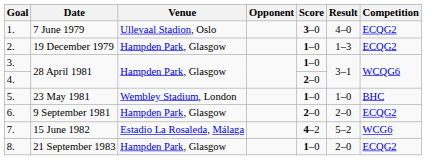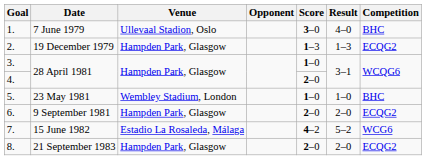(380, 29) ECQG2 -> (373, 29) BHC
(312, 46) 1–0 -> (312, 46) 1–3
(312, 146) 1–0 -> (312, 146) 2–0
